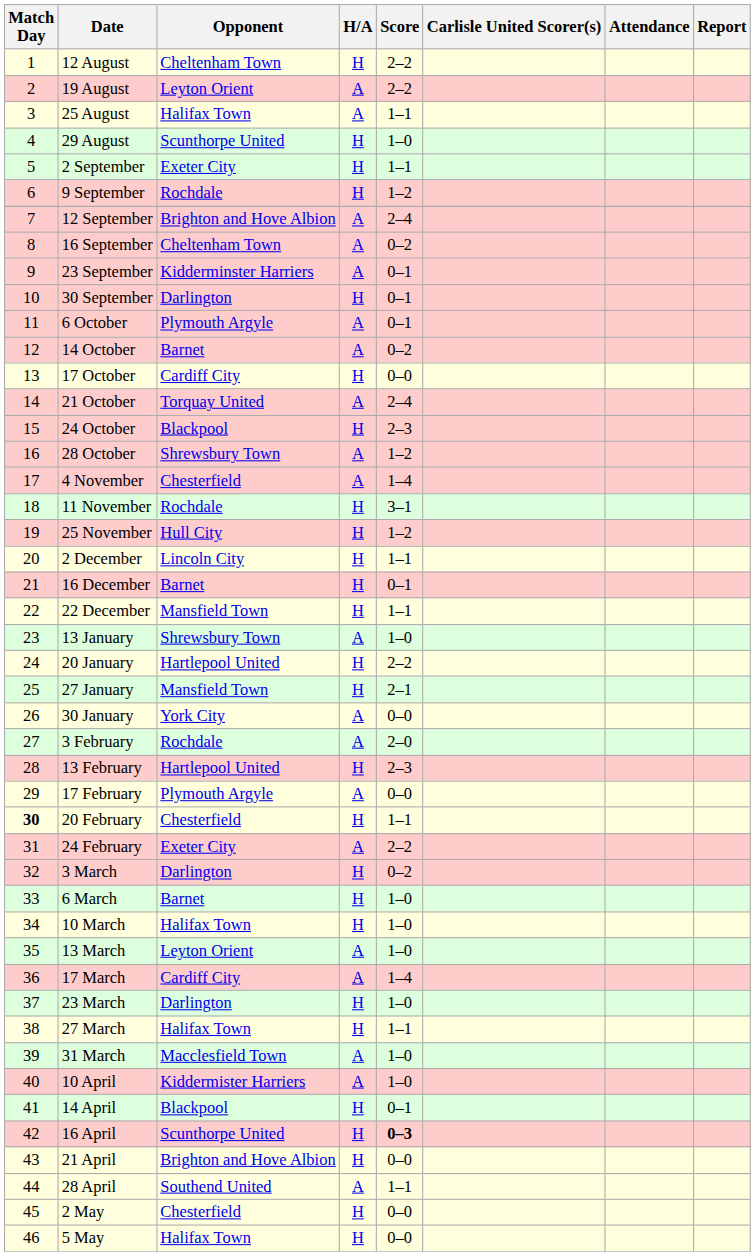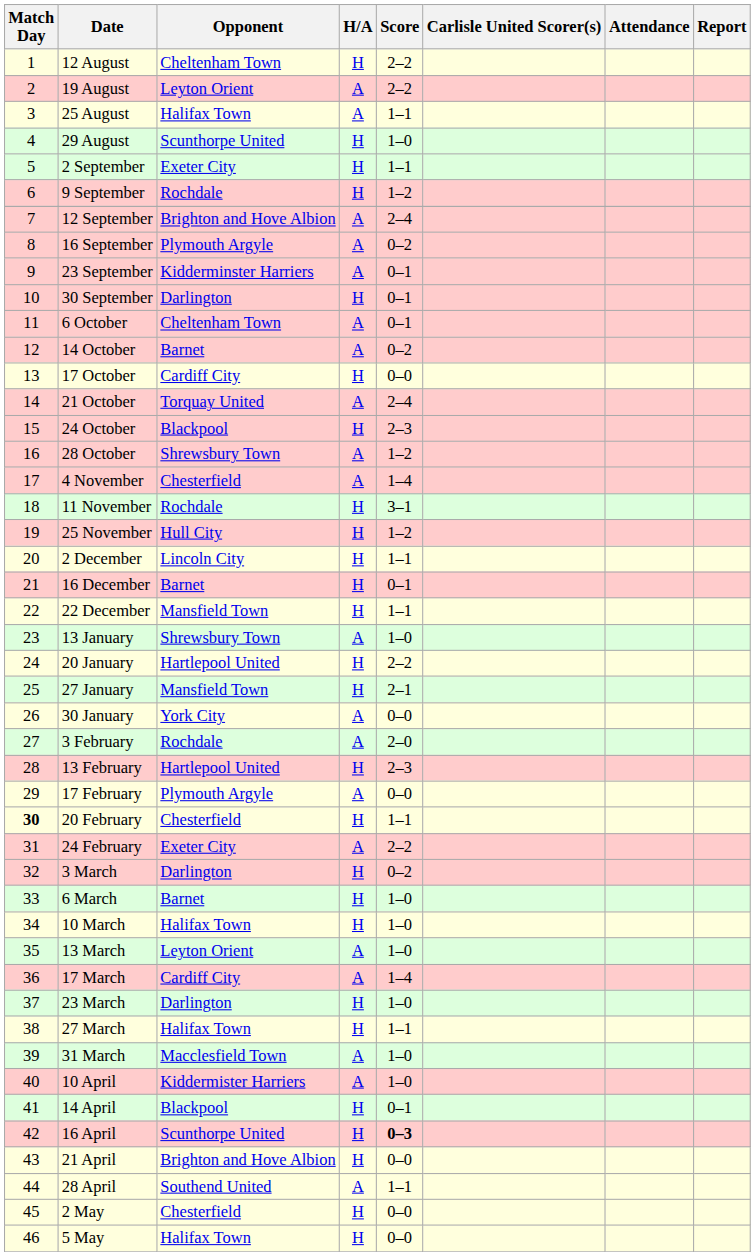(221, 245) Cheltenham Town -> (217, 245) Plymouth Argyle
(217, 323) Plymouth Argyle -> (221, 323) Cheltenham Town
